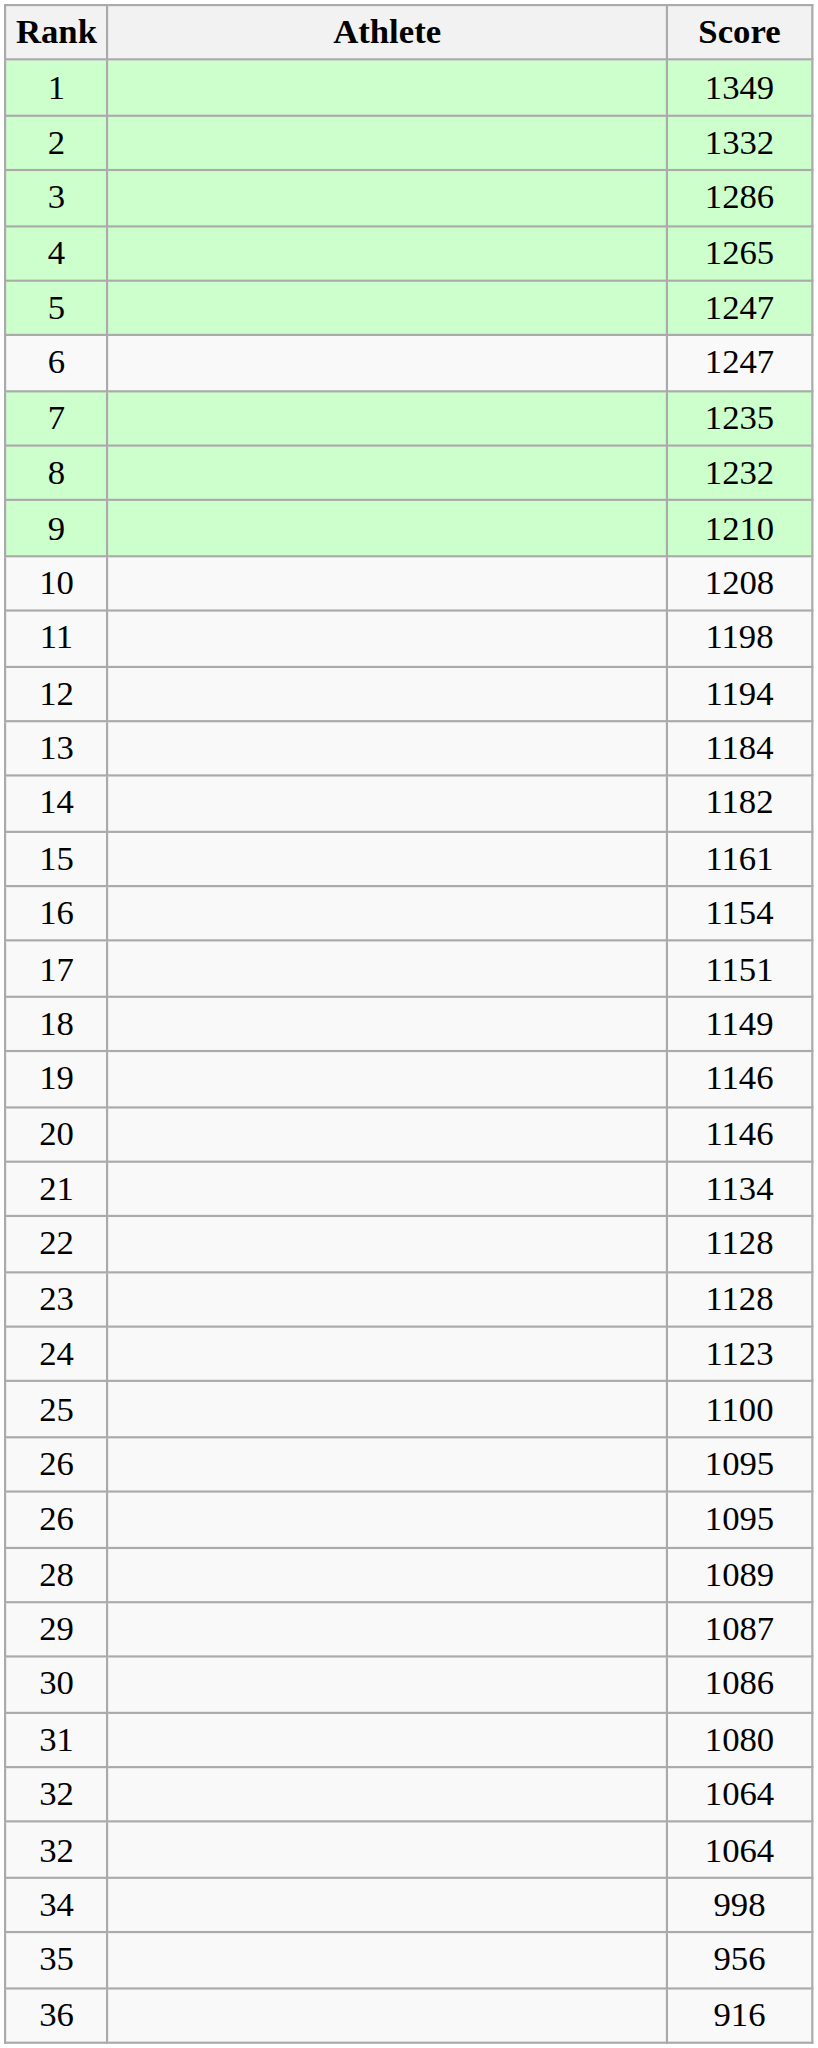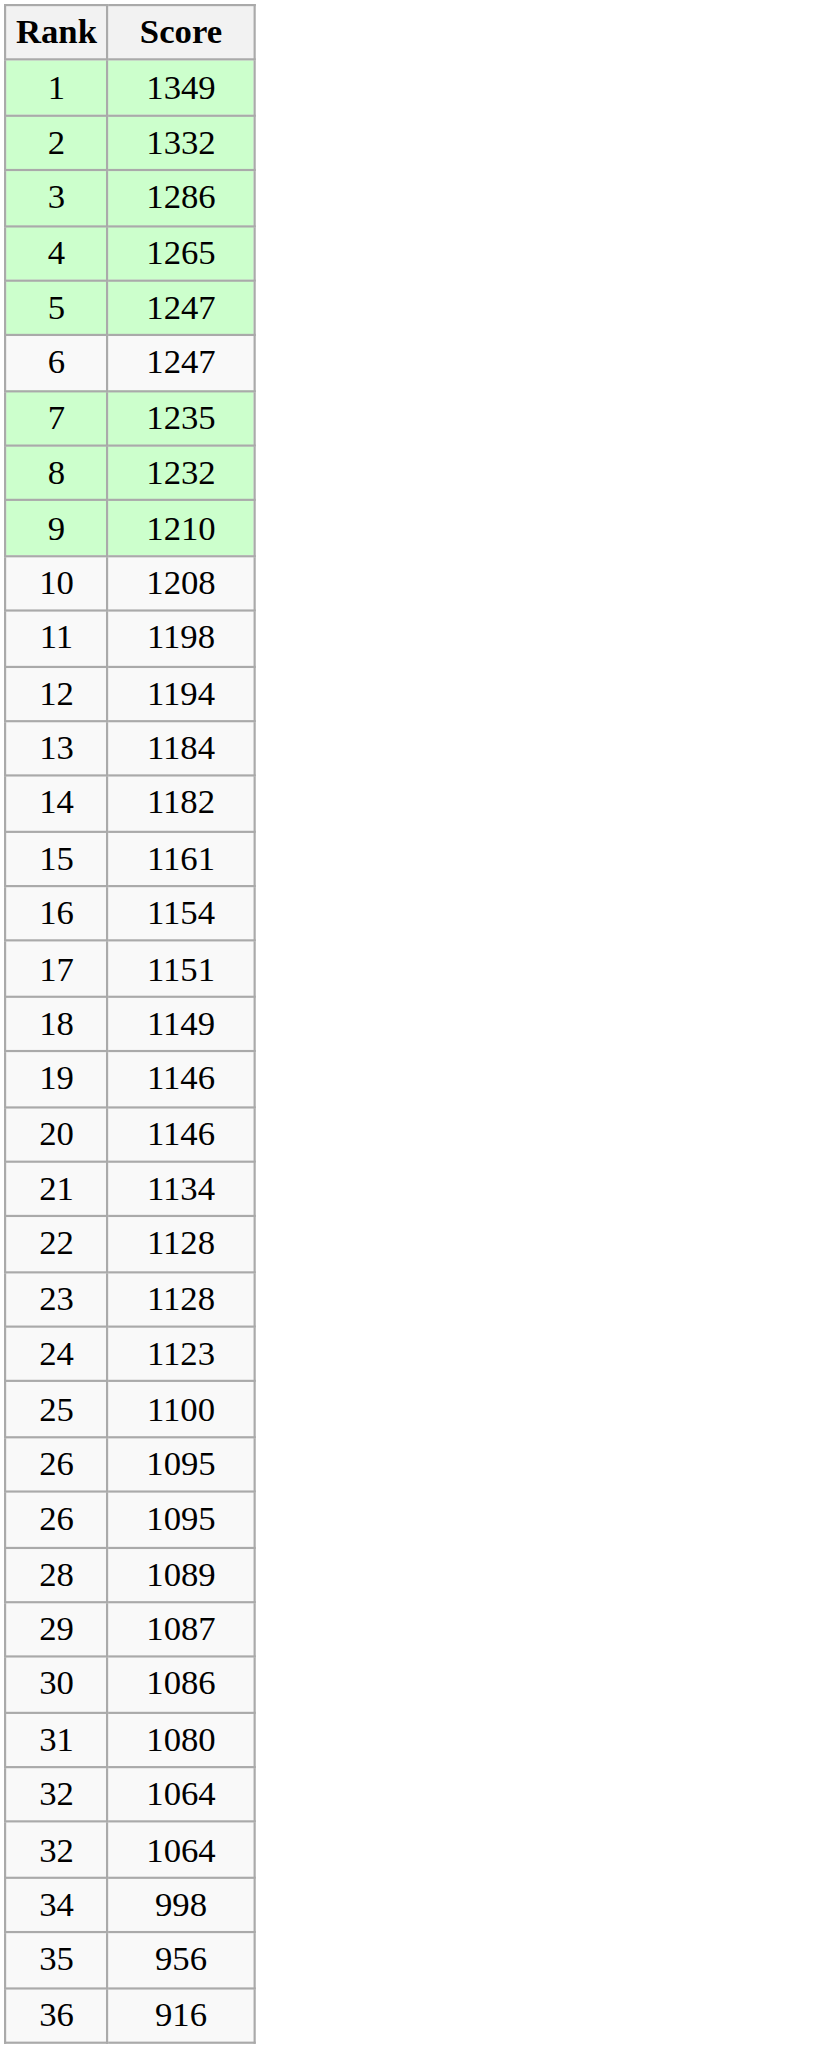- column: (387, 32)
